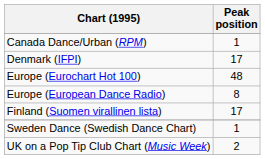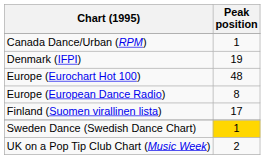(237, 59) 17 -> (237, 59) 19
(237, 128) no background -> (237, 128) gold background
